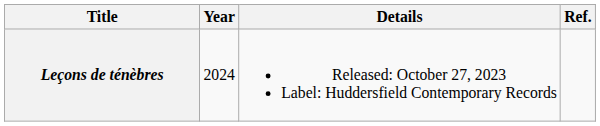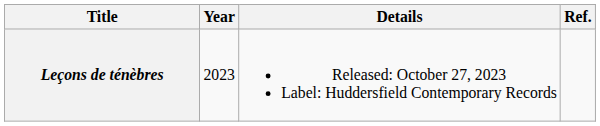(219, 75) 2024 -> (219, 75) 2023
